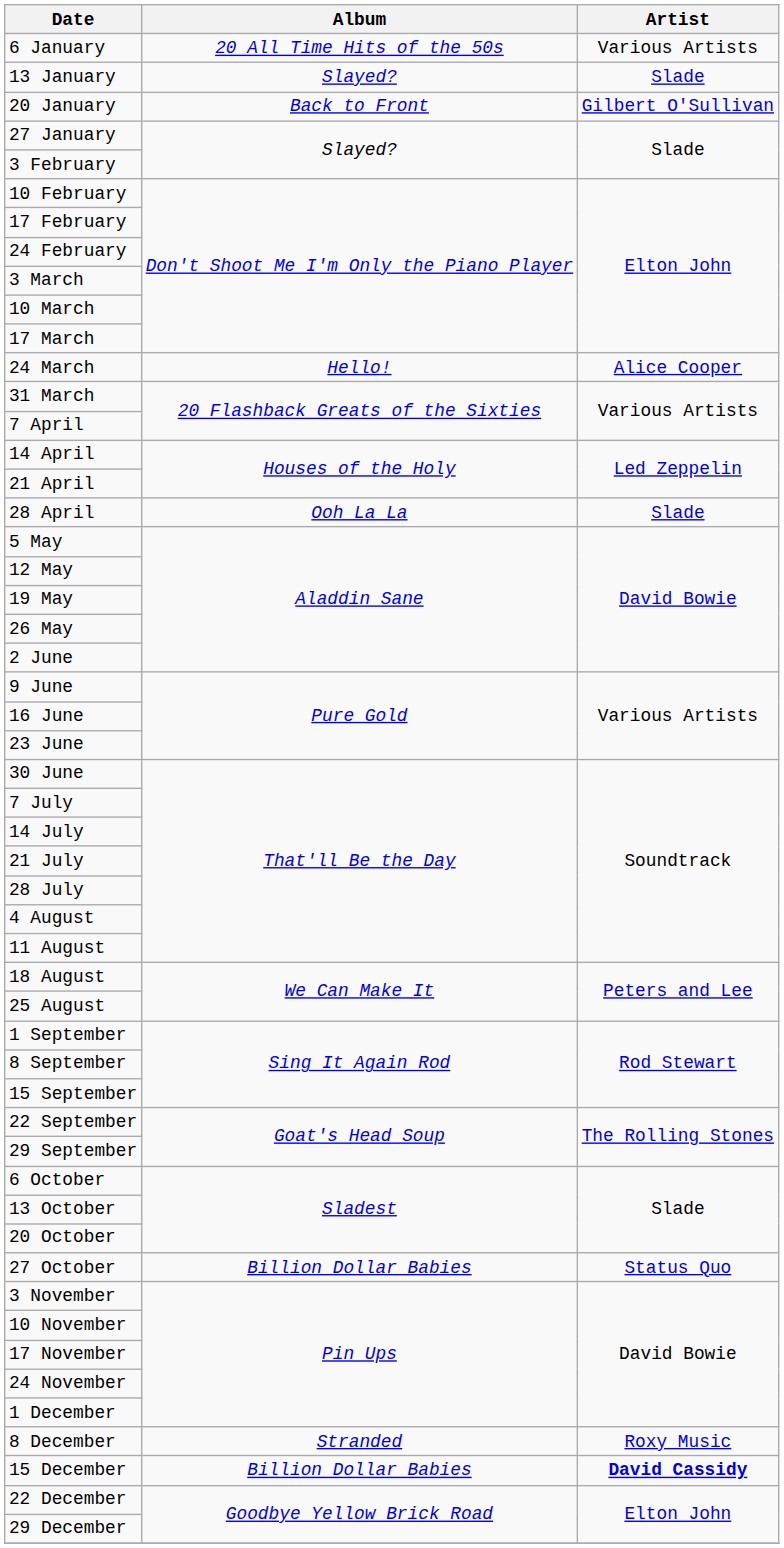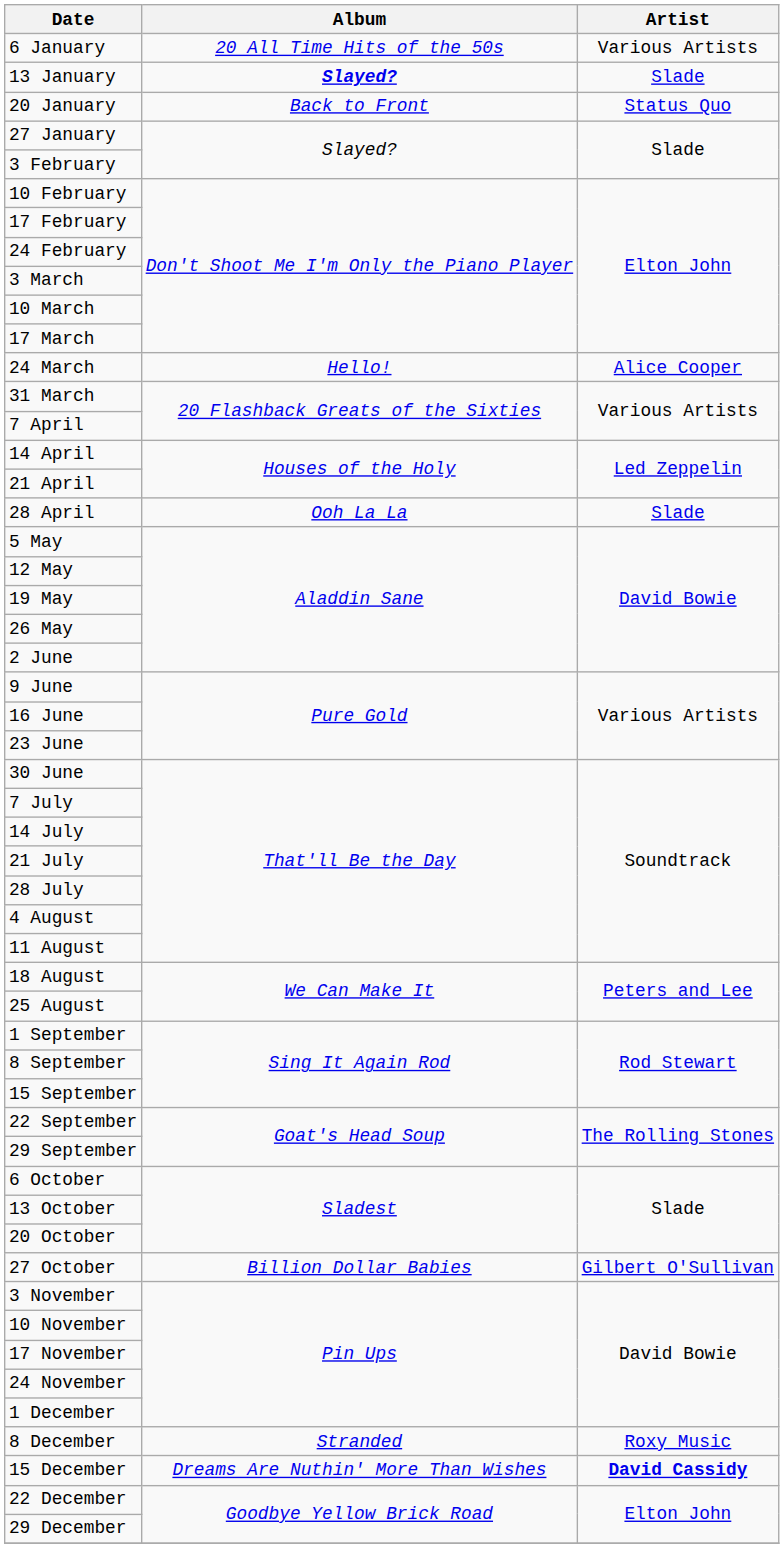(359, 77) normal -> (359, 77) bold
(678, 106) Gilbert O'Sullivan -> (678, 106) Status Quo
(678, 1267) Status Quo -> (678, 1267) Gilbert O'Sullivan
(359, 1471) Billion Dollar Babies -> (359, 1471) Dreams Are Nuthin' More Than Wishes
